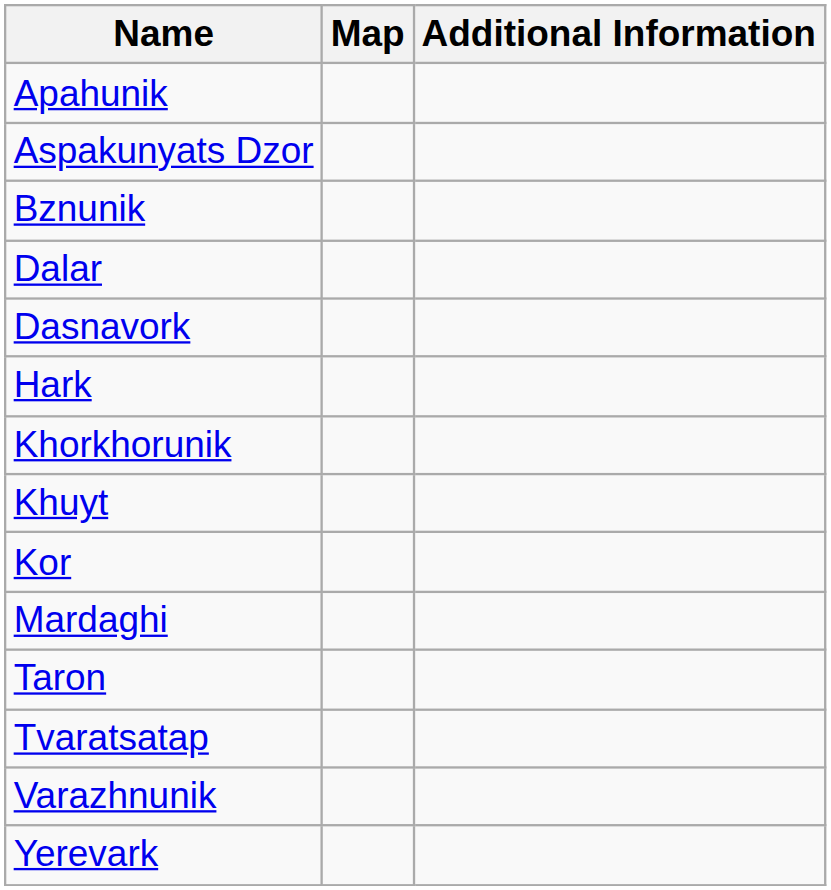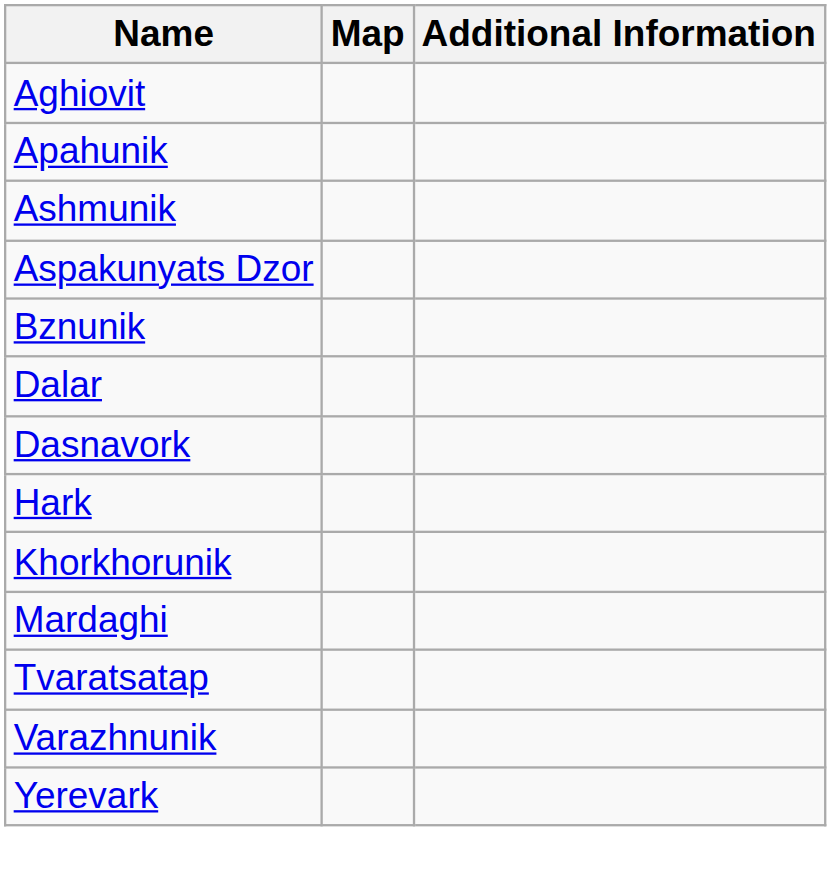+ row: (79, 92)
+ row: (95, 209)
- row: (61, 502)
- row: (42, 561)
- row: (60, 678)
